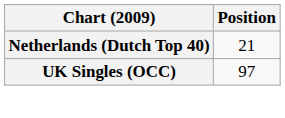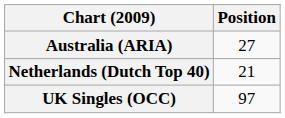+ row: (109, 44)
